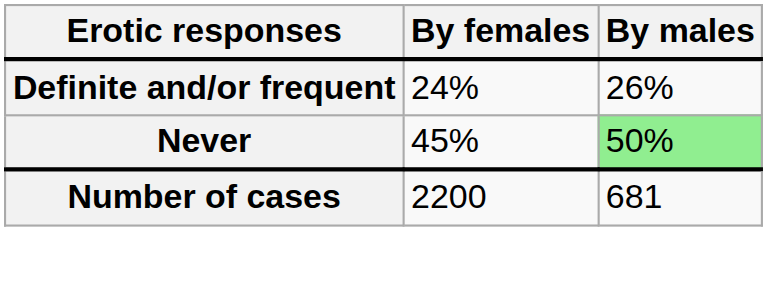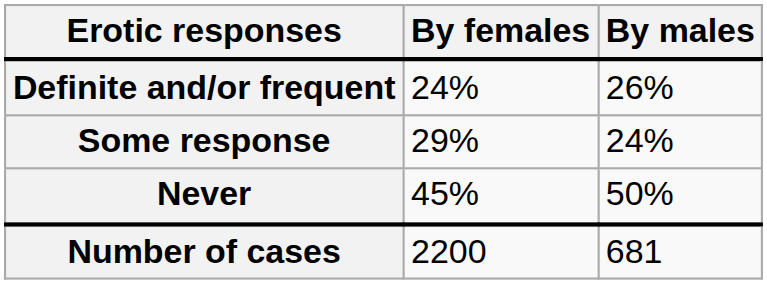+ row: (204, 141)
(640, 141) lightgreen background -> (640, 194) no background
